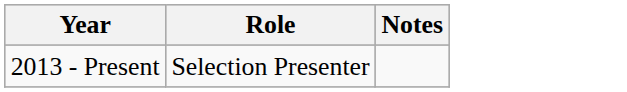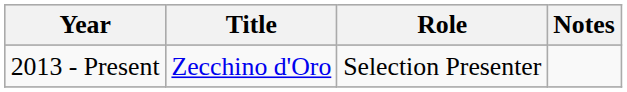+ column: (251, 24)
